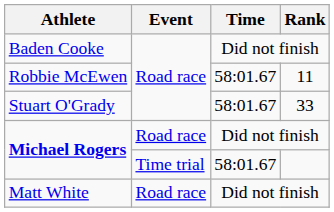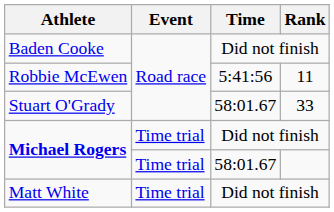(245, 77) 58:01.67 -> (245, 77) 5:41:56
(171, 135) Road race -> (170, 135) Time trial
(171, 193) Road race -> (170, 193) Time trial
